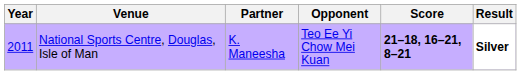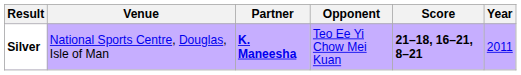columns swapped: (20, 14) <-> (494, 14)
(257, 47) normal -> (267, 47) bold
